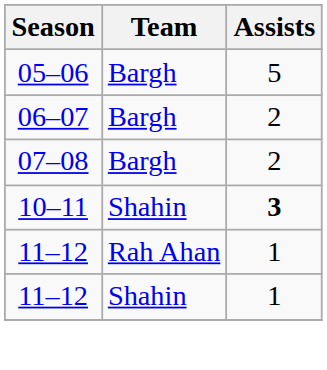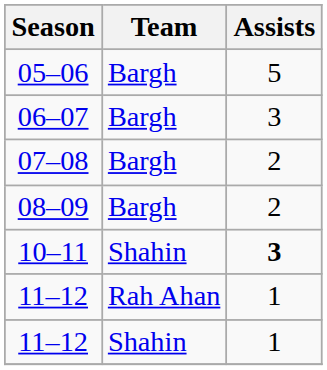(274, 116) 2 -> (274, 116) 3
+ row: (53, 206)
